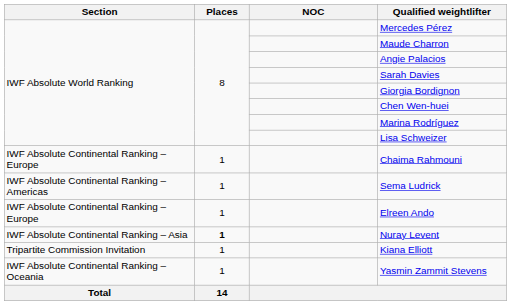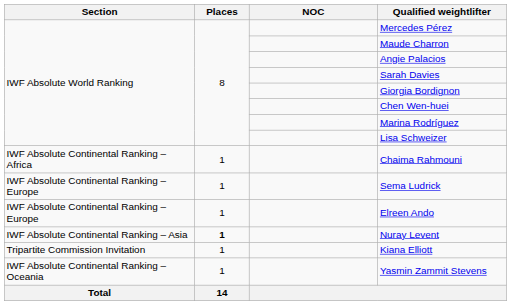(86, 159) IWF Absolute Continental Ranking – Europe -> (86, 159) IWF Absolute Continental Ranking – Africa
(86, 186) IWF Absolute Continental Ranking – Americas -> (86, 186) IWF Absolute Continental Ranking – Europe
